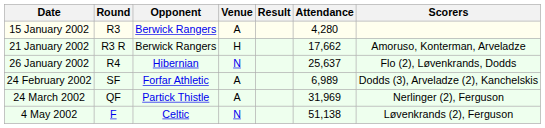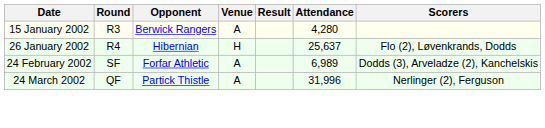- row: (49, 47)
(237, 64) N -> (237, 47) H
(325, 98) 31,969 -> (325, 81) 31,996
- row: (49, 115)
